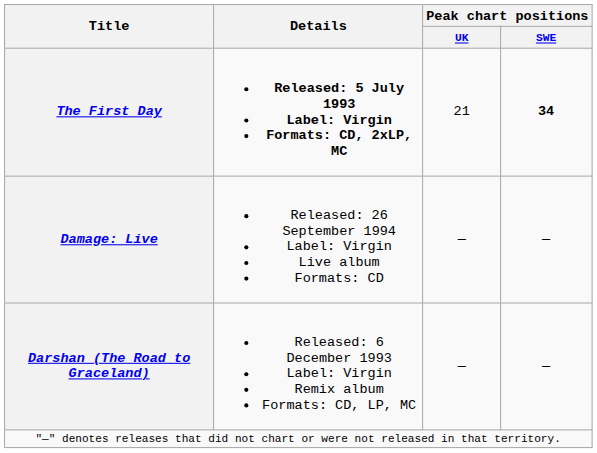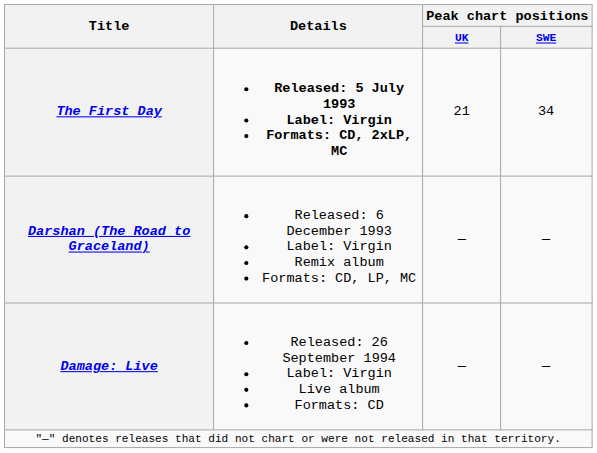(546, 112) bold -> (546, 112) normal
rows swapped: (109, 366) <-> (109, 239)
